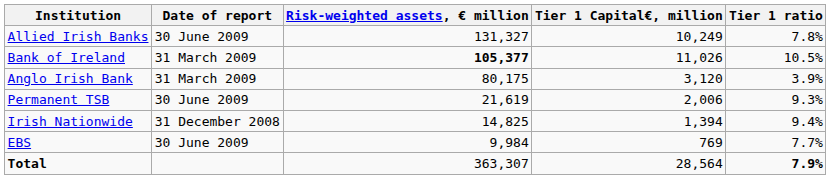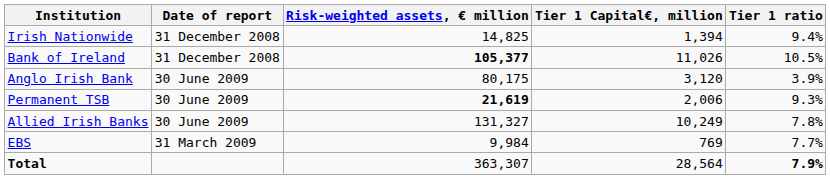rows swapped: (78, 36) <-> (70, 121)
(206, 57) 31 March 2009 -> (217, 57) 31 December 2008
(206, 79) 31 March 2009 -> (202, 79) 30 June 2009
(505, 100) normal -> (505, 100) bold
(202, 142) 30 June 2009 -> (206, 142) 31 March 2009
